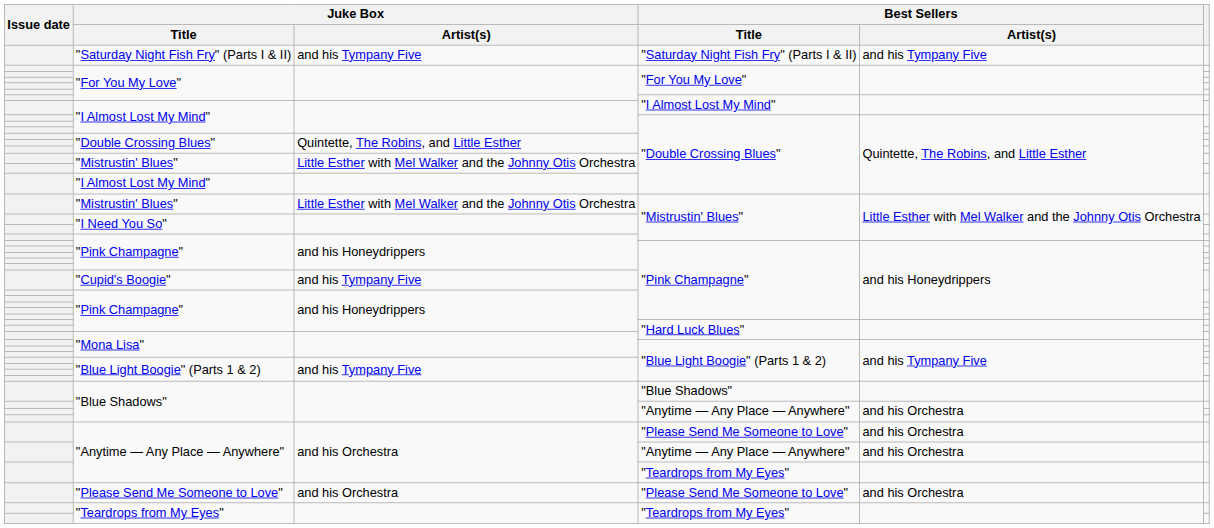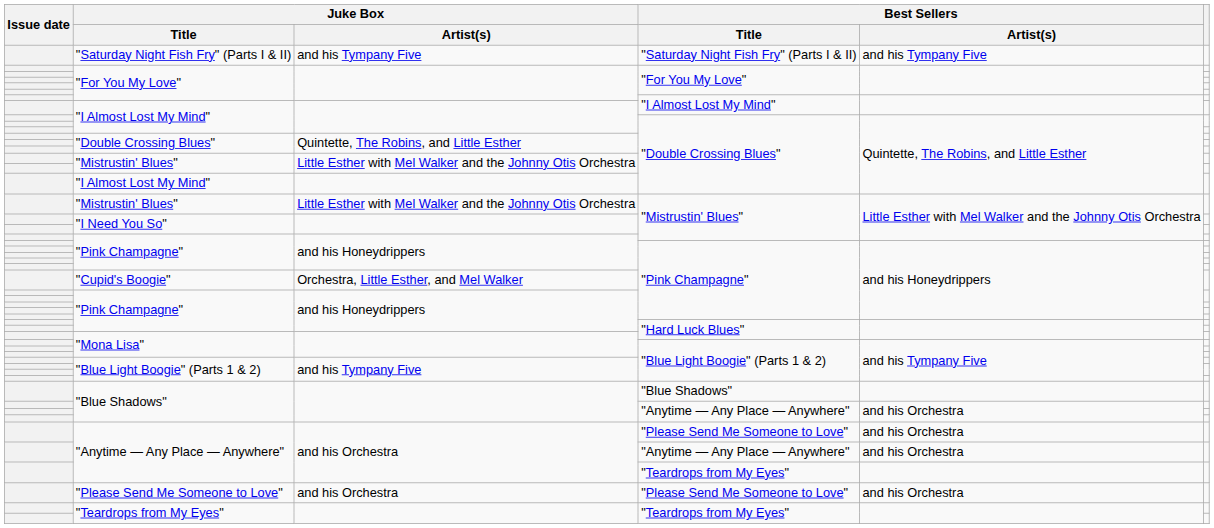(359, 279) and his Tympany Five -> (410, 279) Orchestra, Little Esther, and Mel Walker
